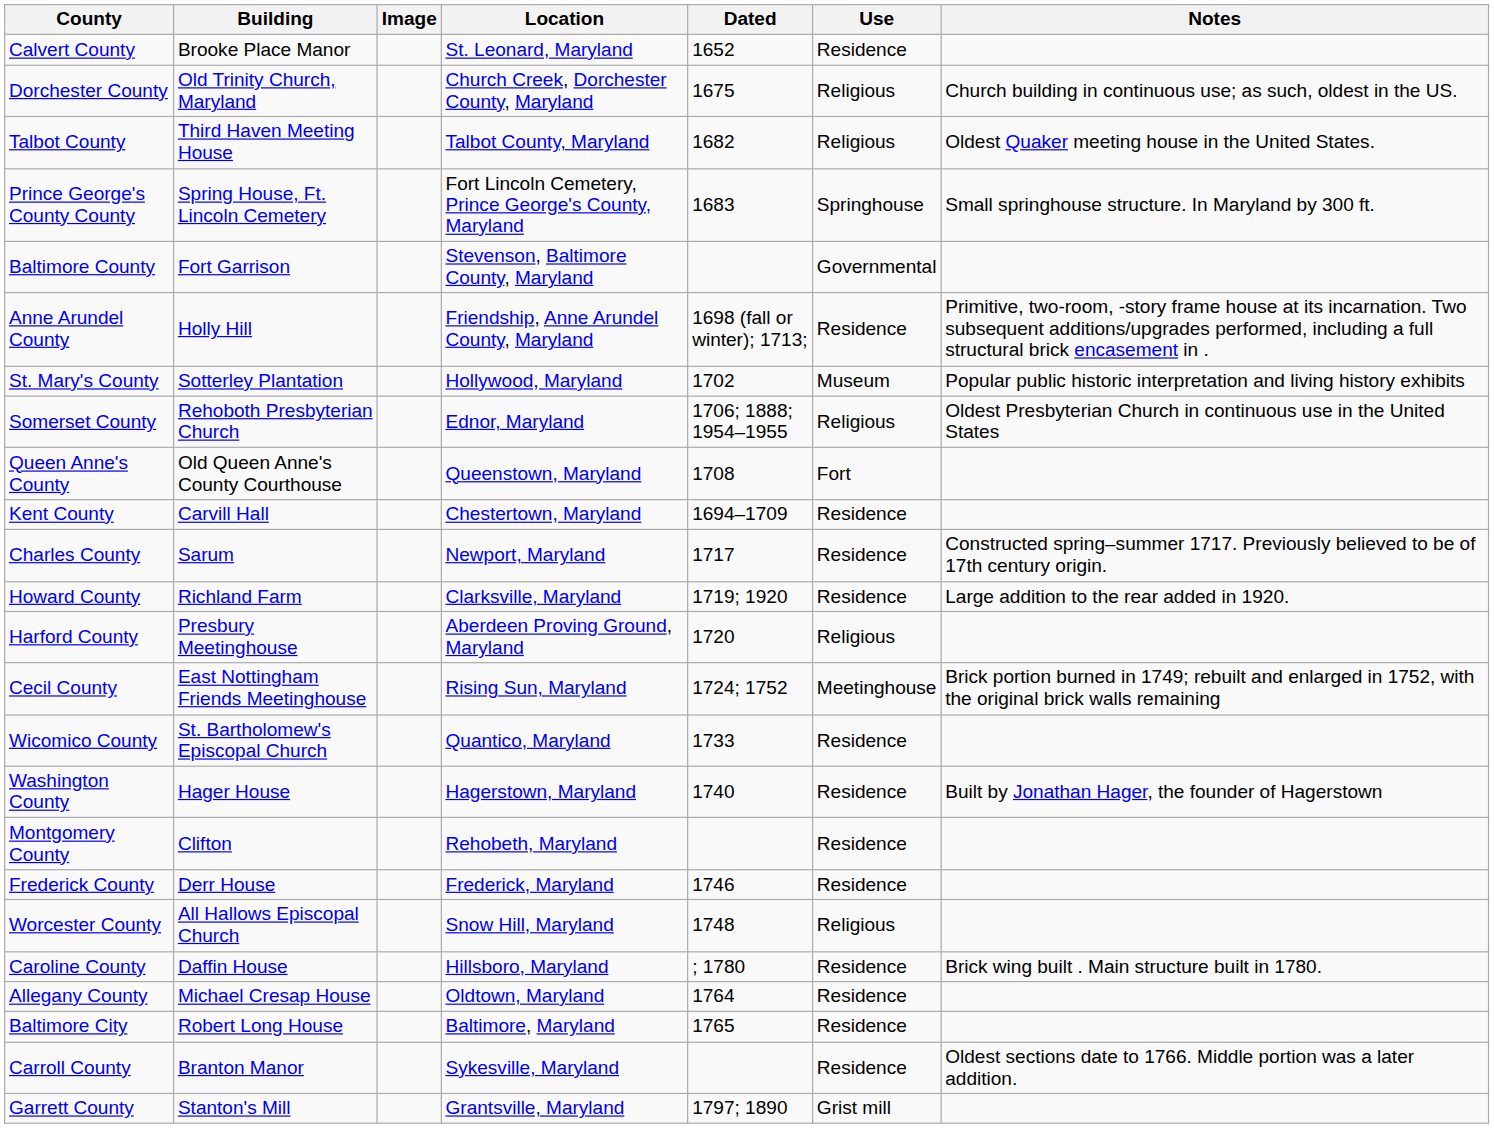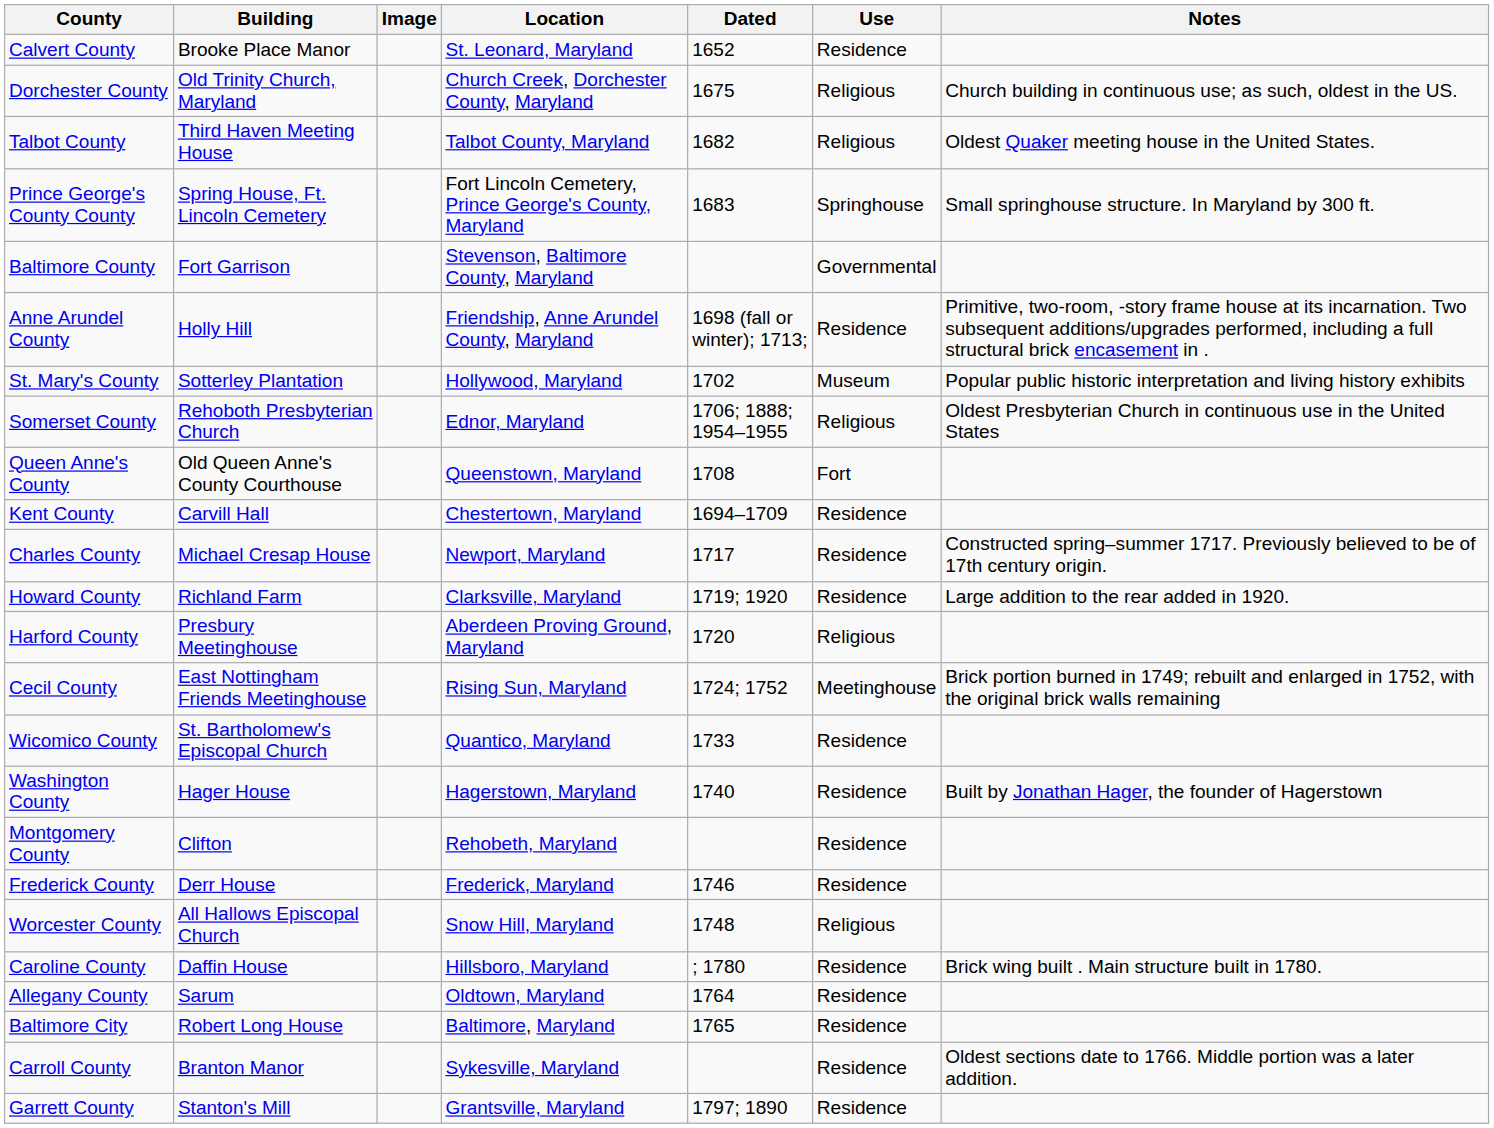(206, 555) Sarum -> (274, 555) Michael Cresap House
(274, 996) Michael Cresap House -> (206, 996) Sarum
(854, 1108) Grist mill -> (862, 1108) Residence
